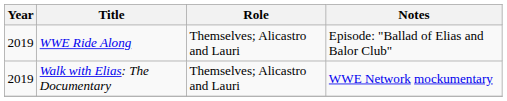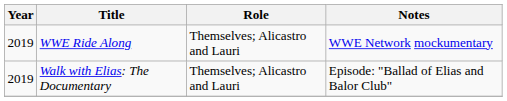(406, 43) Episode: "Ballad of Elias and Balor Club" -> (411, 43) WWE Network mockumentary
(411, 78) WWE Network mockumentary -> (406, 78) Episode: "Ballad of Elias and Balor Club"
